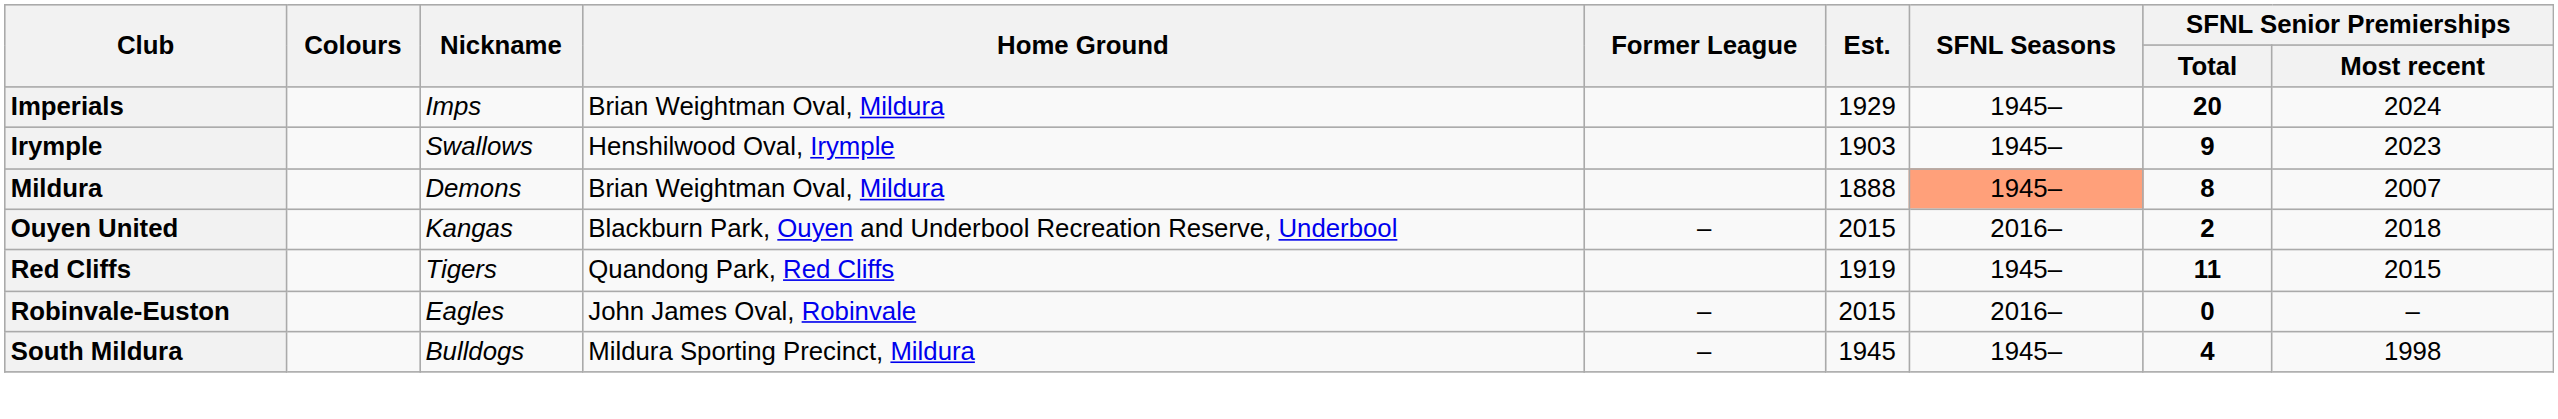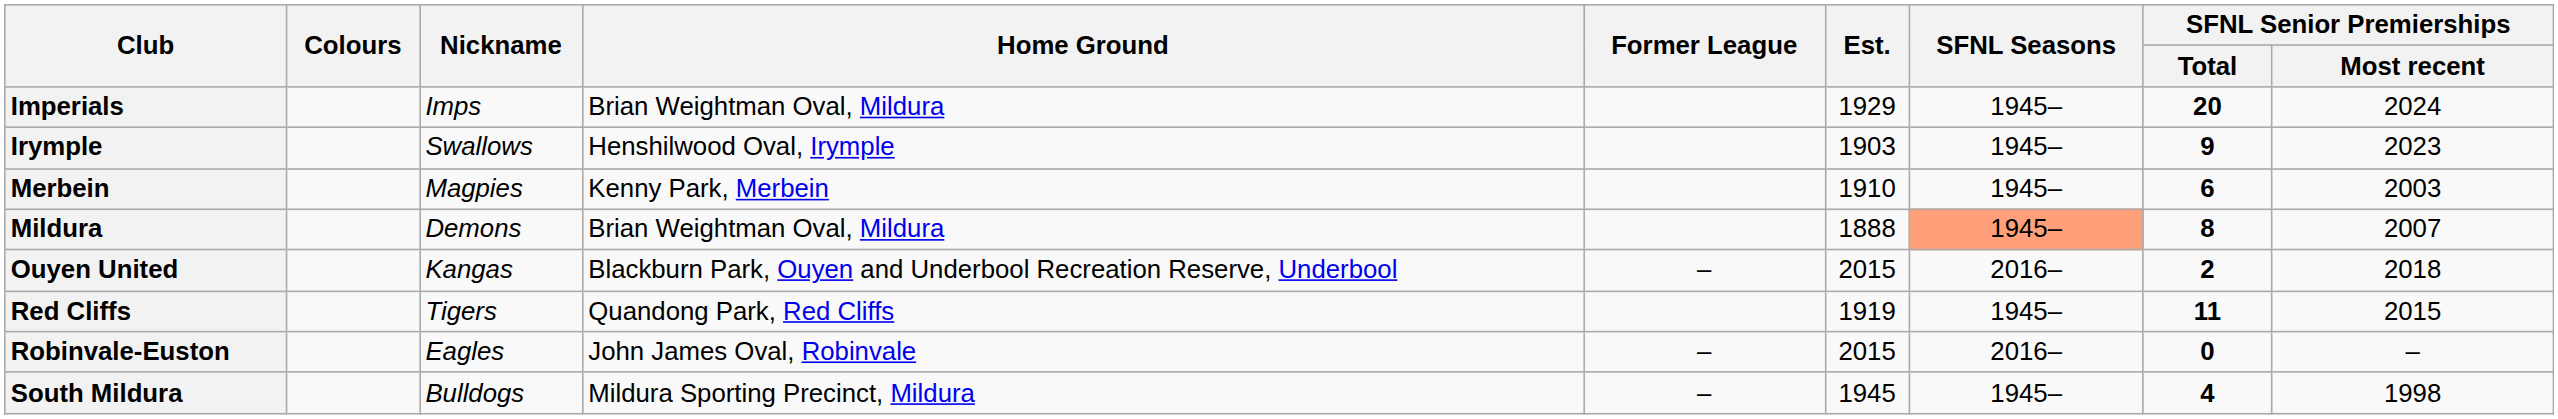+ row: (60, 188)
